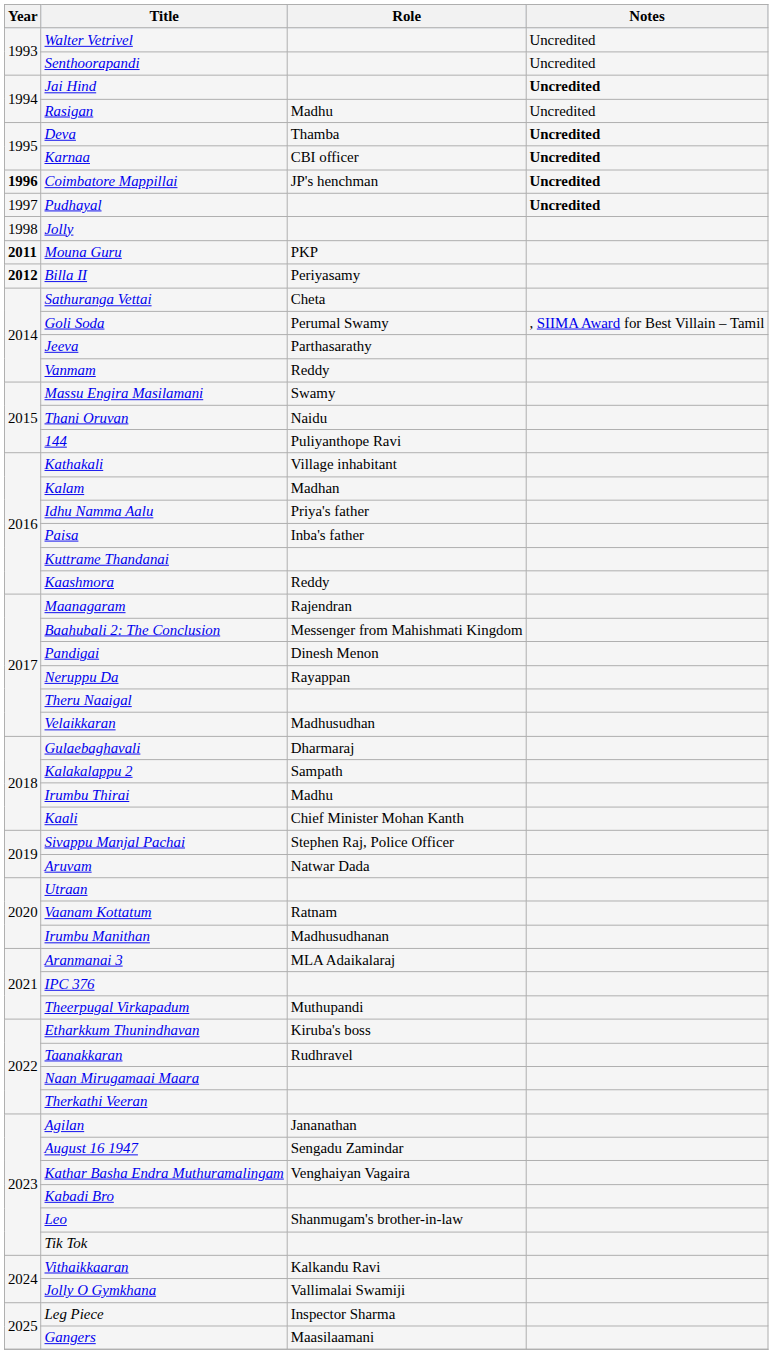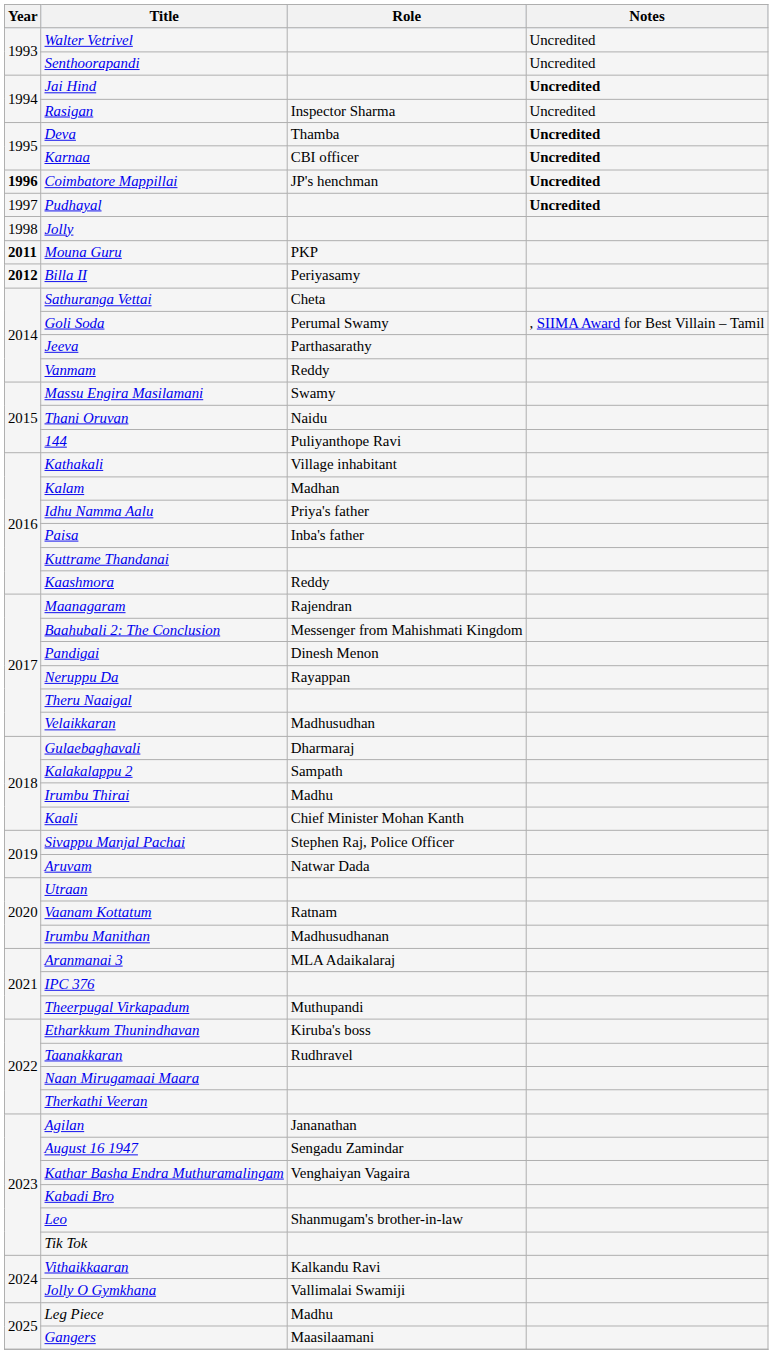(312, 110) Madhu -> (343, 110) Inspector Sharma
(343, 1314) Inspector Sharma -> (312, 1314) Madhu
